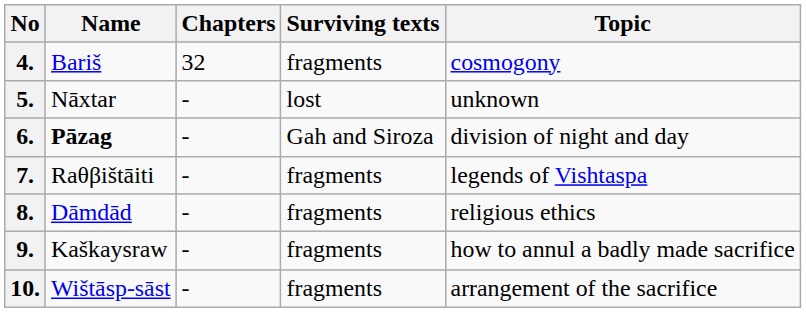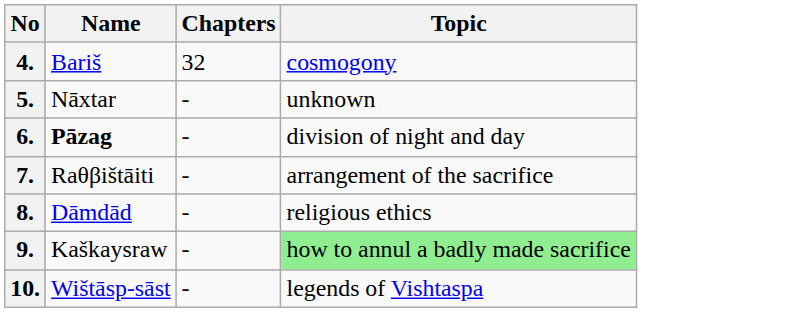- column: (363, 23)
(549, 174) legends of Vishtaspa -> (420, 174) arrangement of the sacrifice
(623, 250) no background -> (459, 250) lightgreen background
(584, 288) arrangement of the sacrifice -> (385, 288) legends of Vishtaspa
